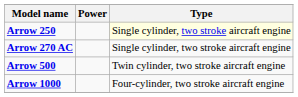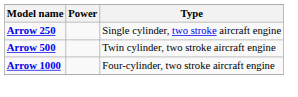(201, 31) lightyellow background -> (192, 31) no background
- row: (40, 48)
